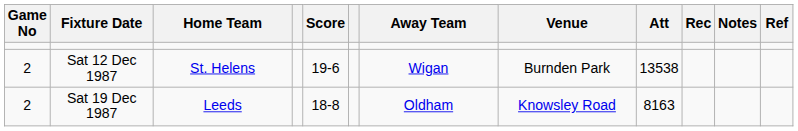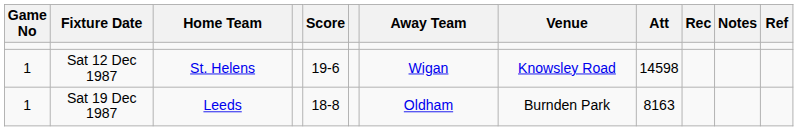(27, 68) 2 -> (27, 68) 1
(567, 68) Burnden Park -> (567, 68) Knowsley Road
(659, 68) 13538 -> (659, 68) 14598
(27, 106) 2 -> (27, 106) 1
(567, 106) Knowsley Road -> (567, 106) Burnden Park
